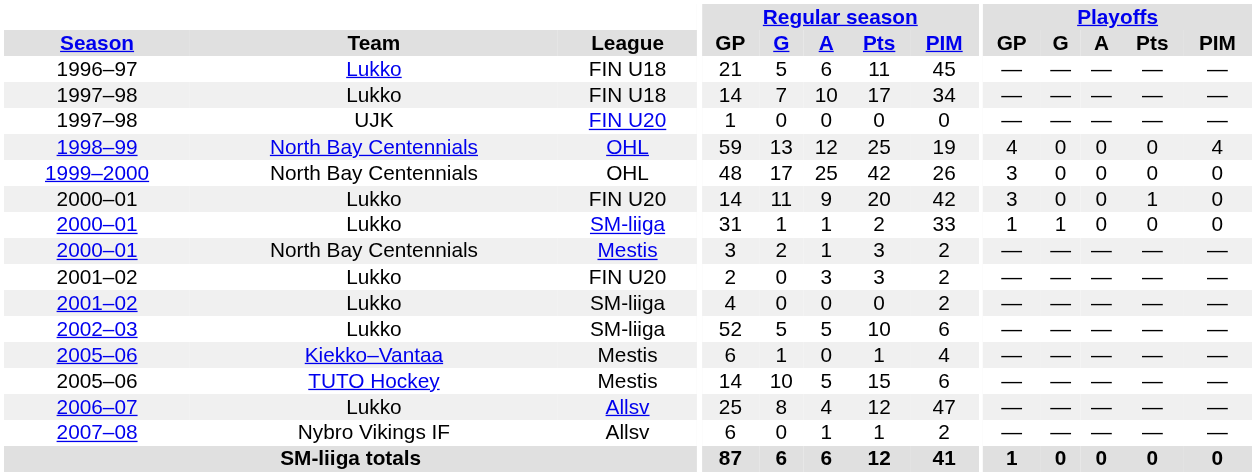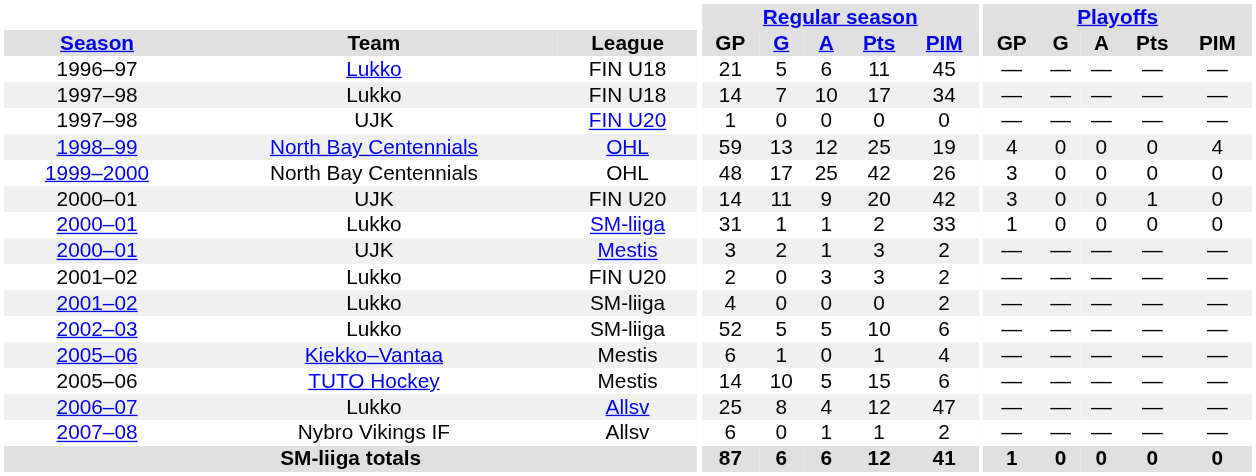(374, 198) Lukko -> (374, 198) UJK
(1061, 224) 1 -> (1061, 224) 0
(374, 250) North Bay Centennials -> (374, 250) UJK
